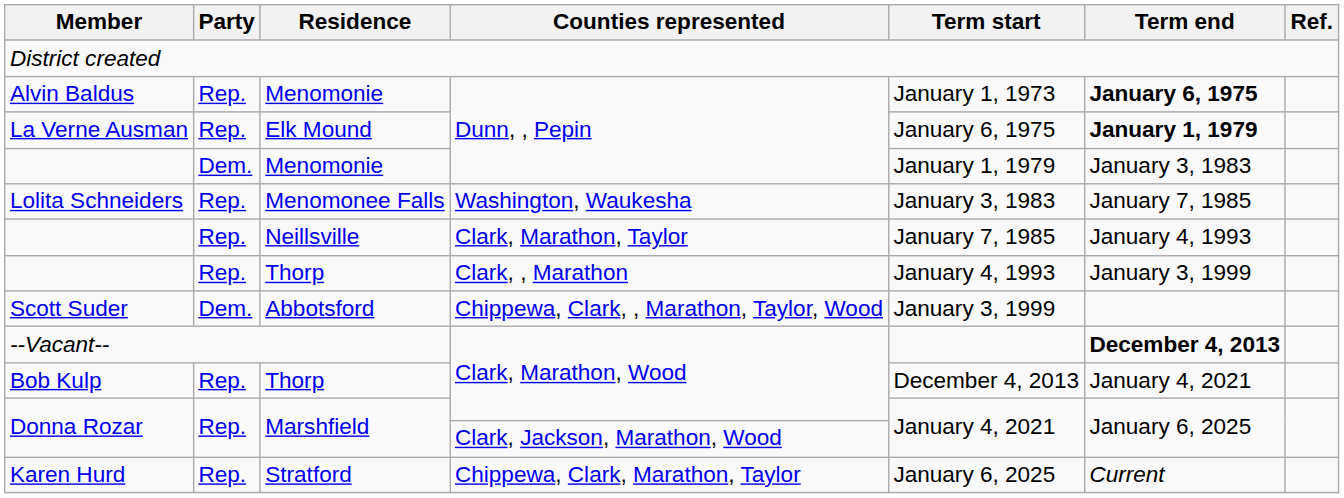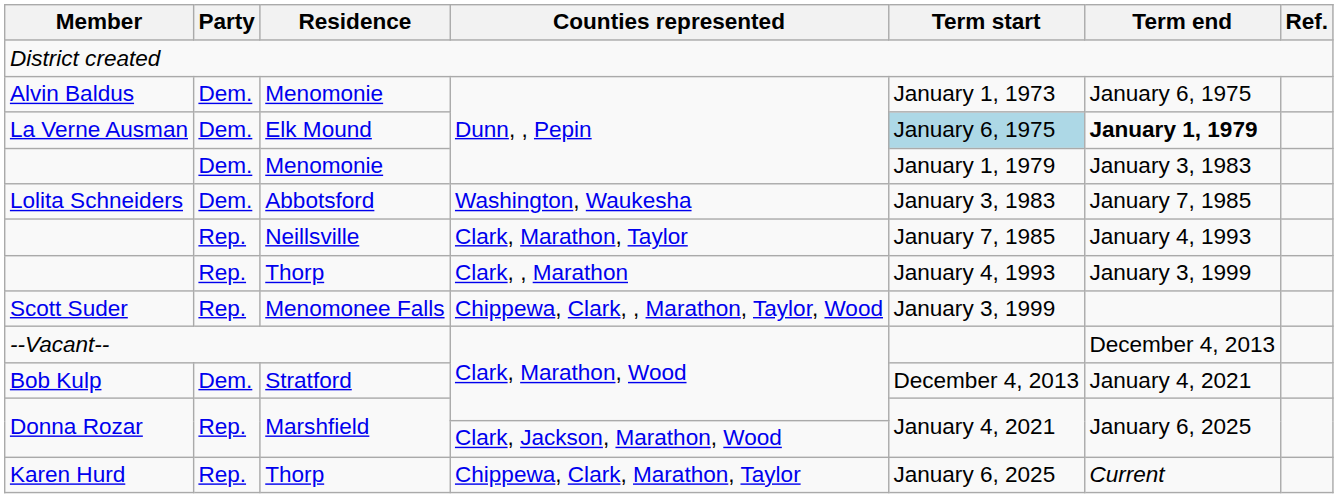(222, 93) Rep. -> (225, 93) Dem.
(1173, 93) bold -> (1170, 93) normal
(222, 129) Rep. -> (225, 129) Dem.
(974, 129) no background -> (974, 129) lightblue background
(222, 201) Rep. -> (225, 201) Dem.
(355, 201) Menomonee Falls -> (320, 201) Abbotsford
(225, 308) Dem. -> (222, 308) Rep.
(320, 308) Abbotsford -> (355, 308) Menomonee Falls
(1185, 344) bold -> (1182, 344) normal
(222, 380) Rep. -> (225, 380) Dem.
(295, 380) Thorp -> (309, 380) Stratford
(309, 474) Stratford -> (295, 474) Thorp
